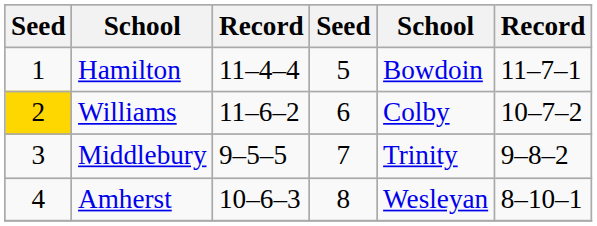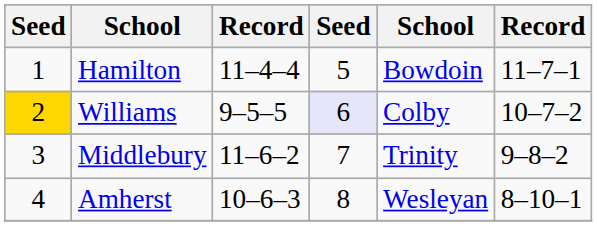(259, 112) 11–6–2 -> (253, 112) 9–5–5
(343, 112) no background -> (343, 112) lavender background
(253, 155) 9–5–5 -> (259, 155) 11–6–2
